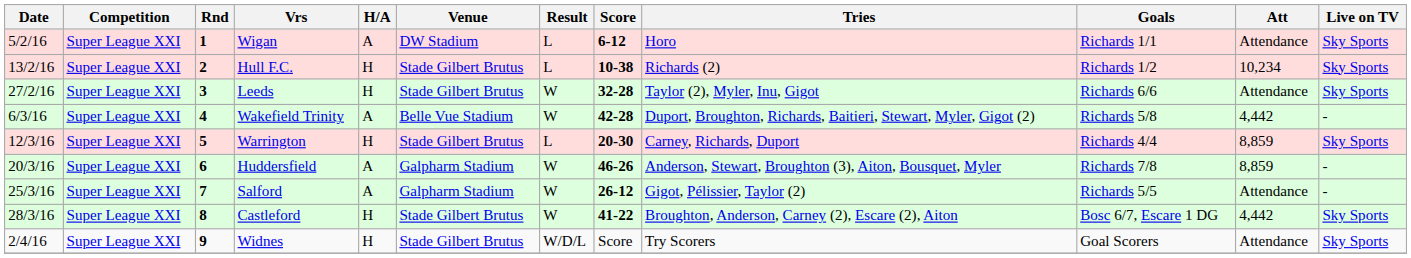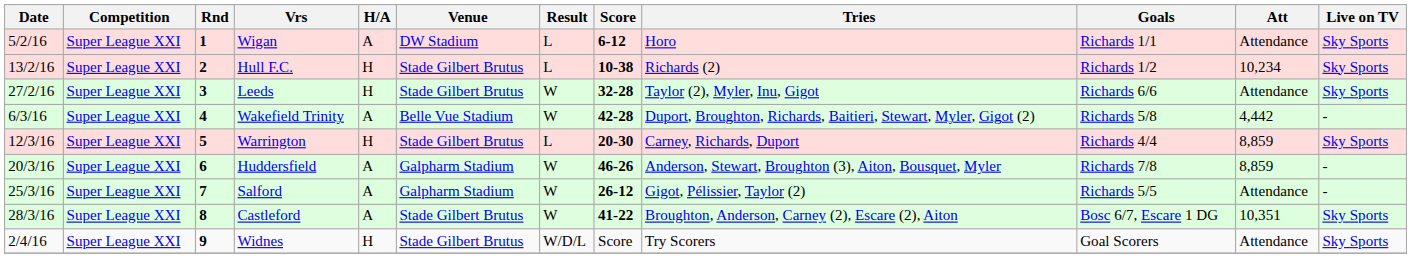(368, 215) H -> (368, 215) A
(1256, 215) 4,442 -> (1260, 215) 10,351
